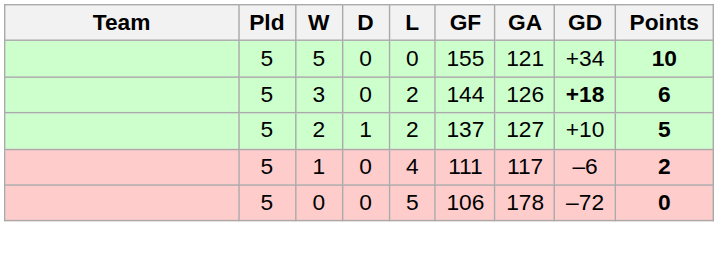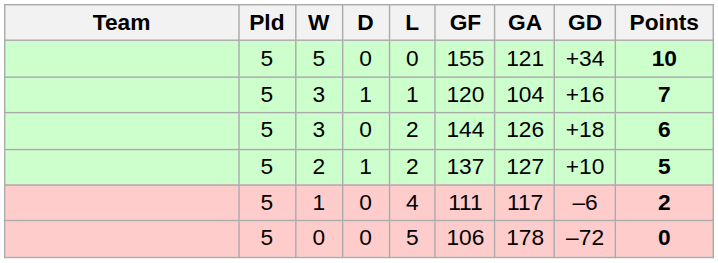+ row: (319, 94)
(585, 94) bold -> (585, 130) normal
